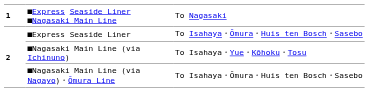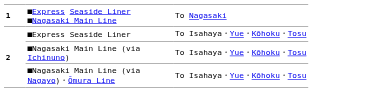(269, 34) To Isahaya・Ōmura・Huis ten Bosch・Sasebo -> (241, 34) To Isahaya・Yue・Kōhoku・Tosu
(269, 75) To Isahaya・Ōmura・Huis ten Bosch・Sasebo -> (241, 75) To Isahaya・Yue・Kōhoku・Tosu
